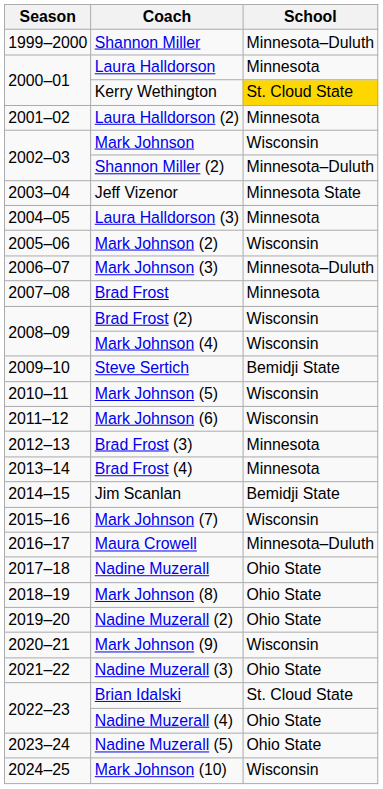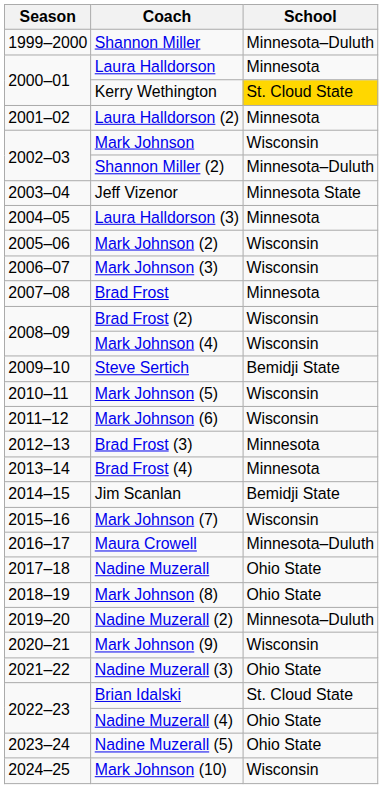(310, 268) Minnesota–Duluth -> (283, 268) Wisconsin
(284, 619) Ohio State -> (310, 619) Minnesota–Duluth
